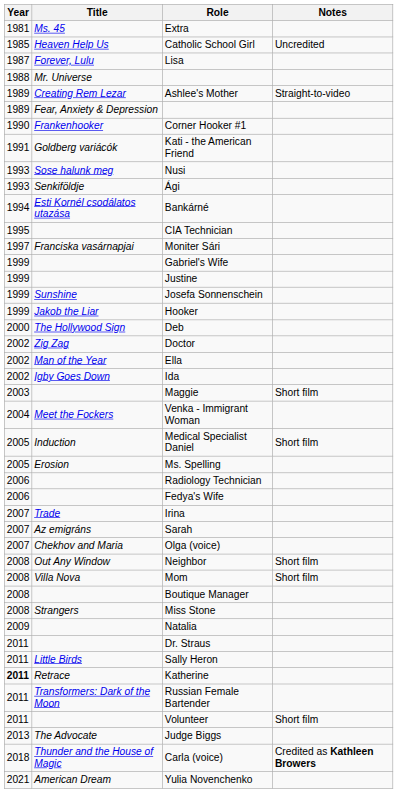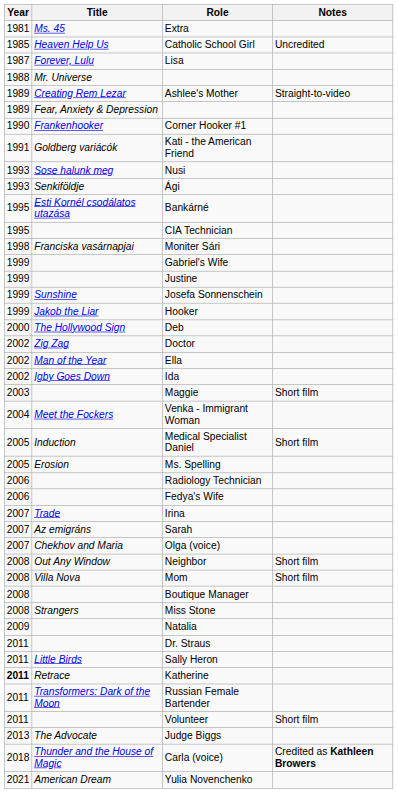(18, 208) 1994 -> (18, 208) 1995
(18, 246) 1997 -> (18, 246) 1998
